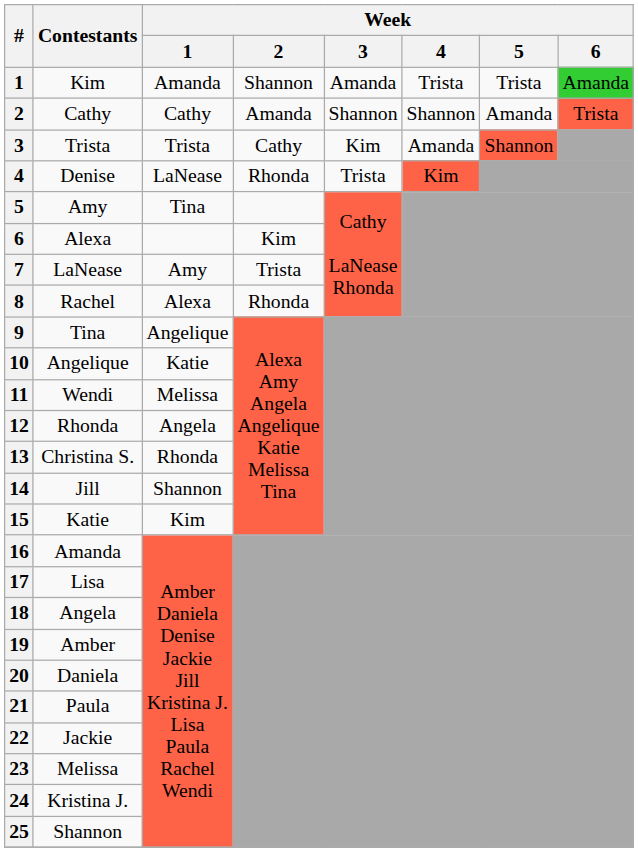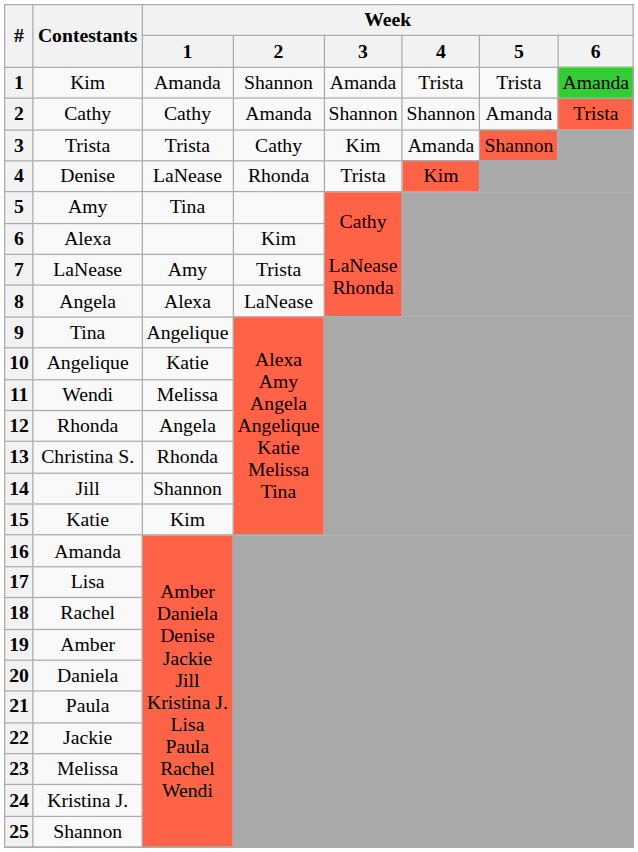(88, 301) Rachel -> (88, 301) Angela
(279, 301) Rhonda -> (279, 301) LaNease
(88, 613) Angela -> (88, 613) Rachel
